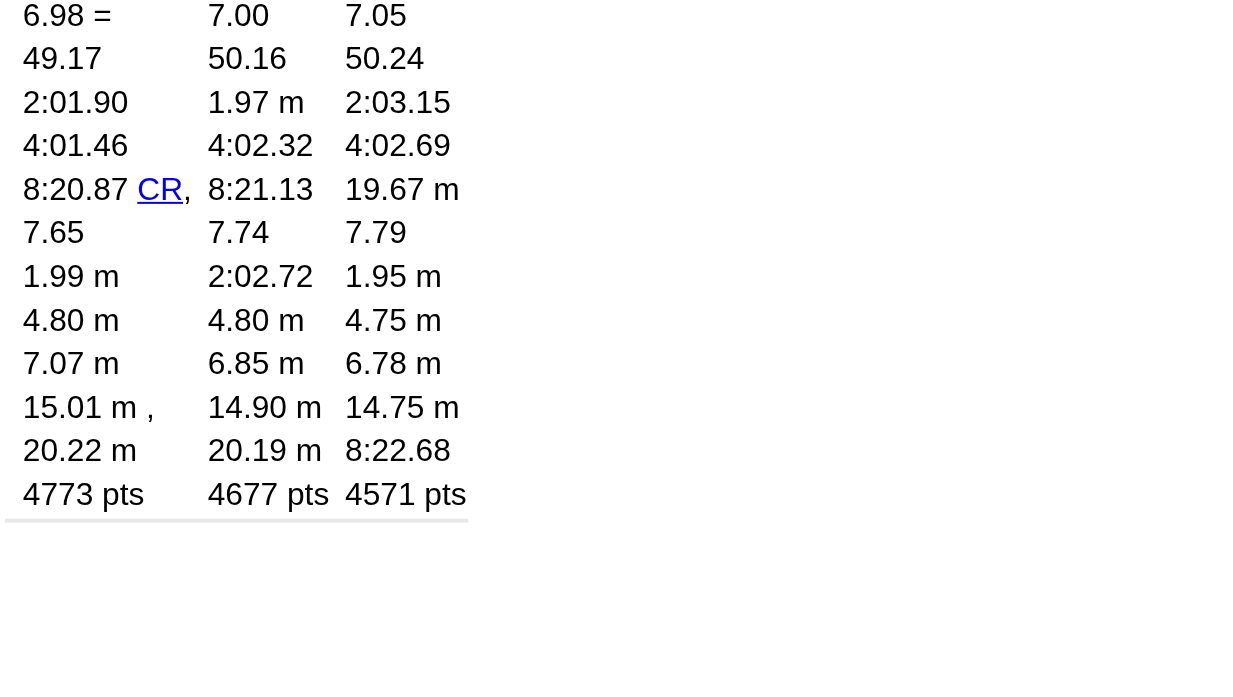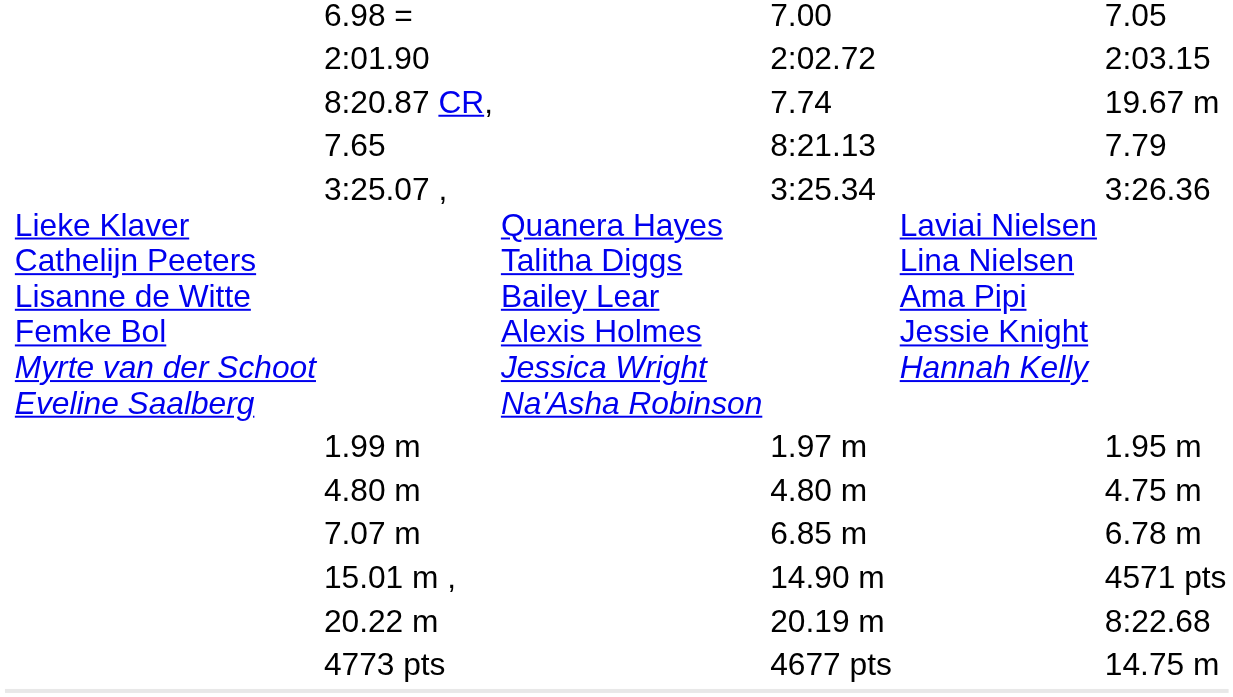- row: (62, 58)
(256, 102) 1.97 m -> (823, 58) 2:02.72
- row: (76, 145)
(261, 189) 8:21.13 -> (801, 102) 7.74
(239, 233) 7.74 -> (823, 145) 8:21.13
+ row: (386, 189)
(261, 276) 2:02.72 -> (819, 446) 1.97 m
(402, 407) 14.75 m -> (1166, 577) 4571 pts
(406, 494) 4571 pts -> (1162, 664) 14.75 m
